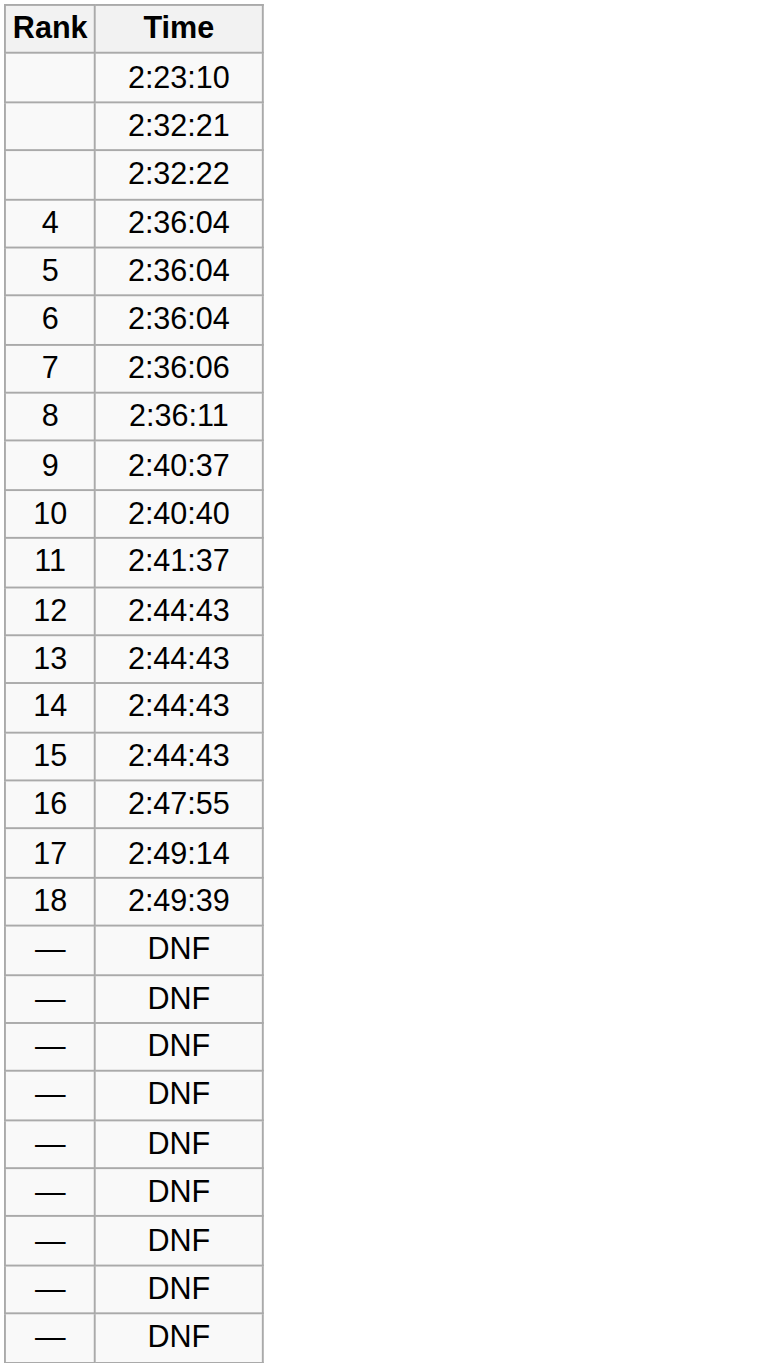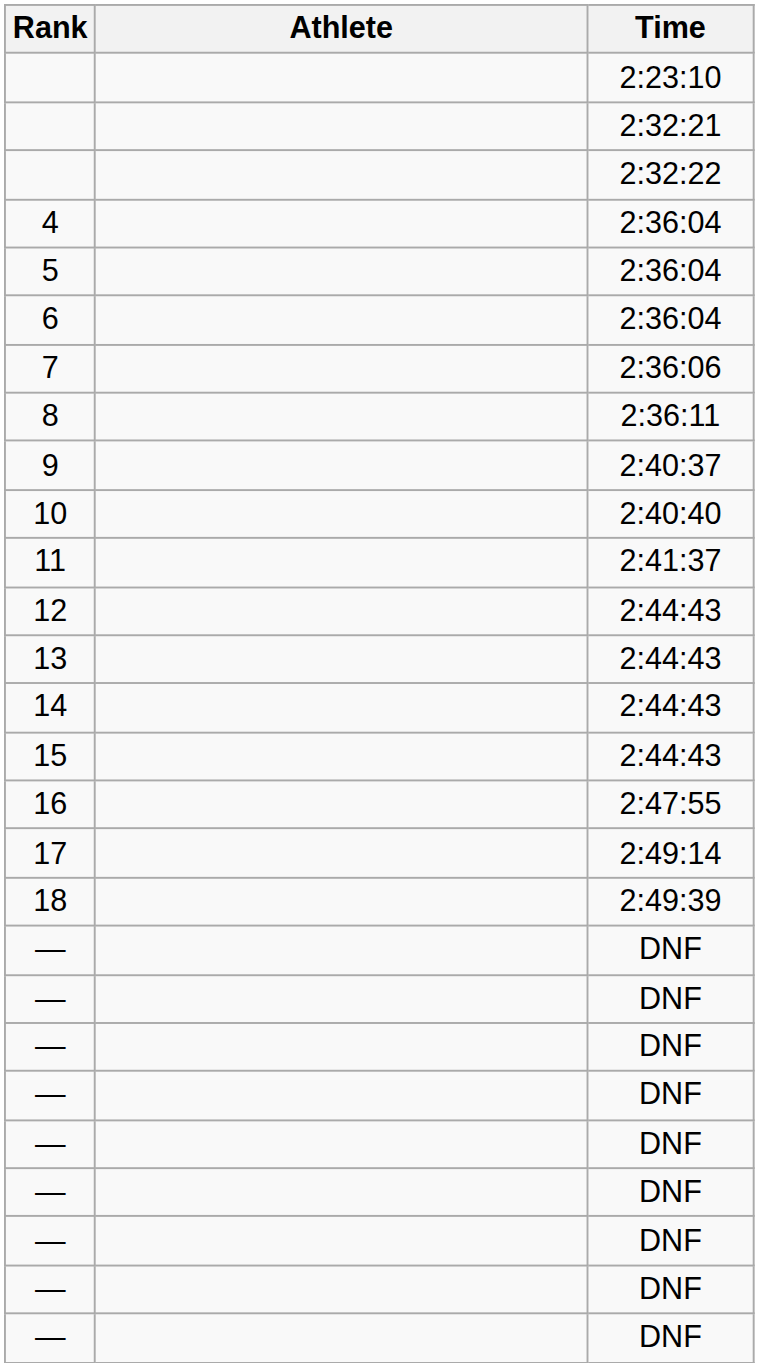+ column: (341, 28)
